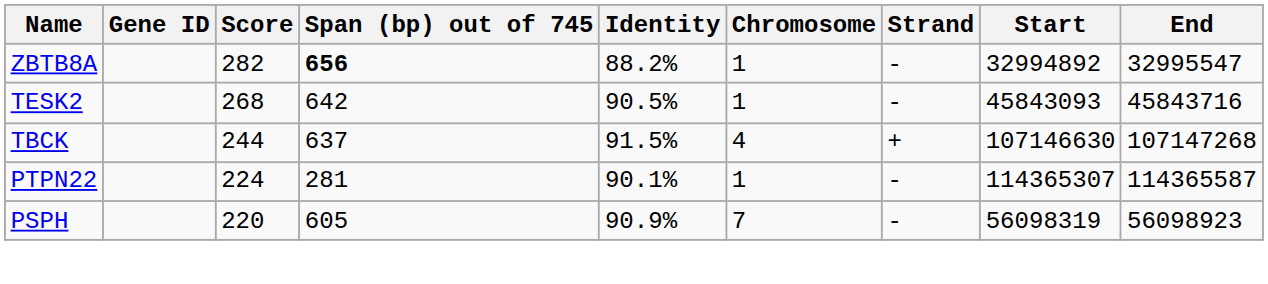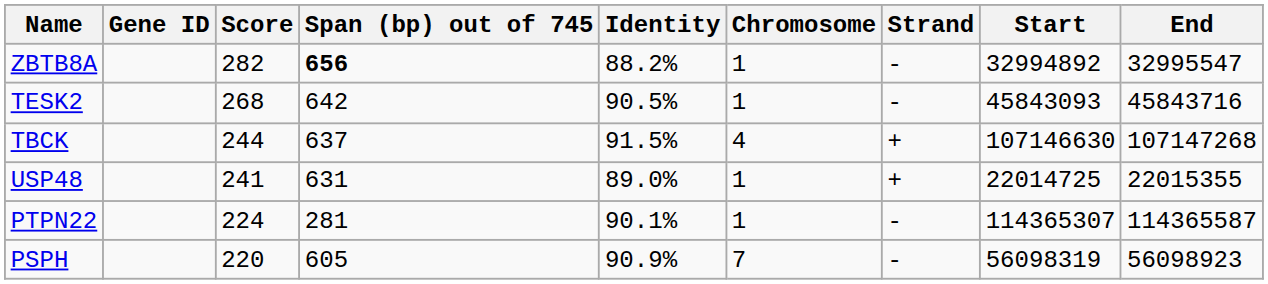+ row: (47, 181)
